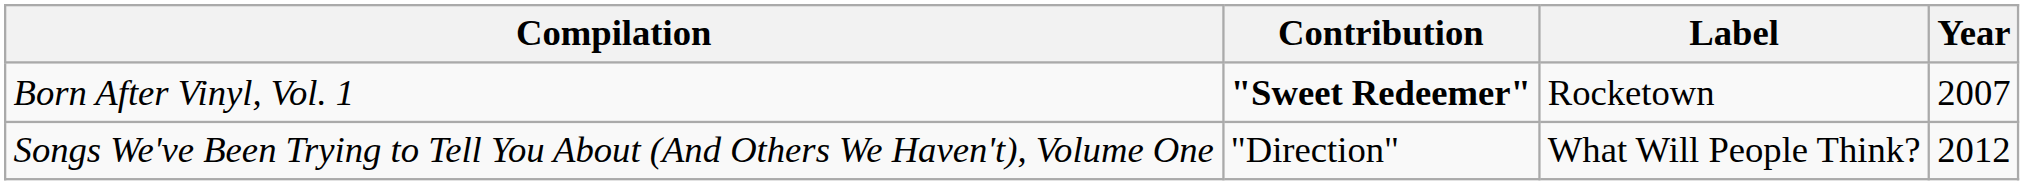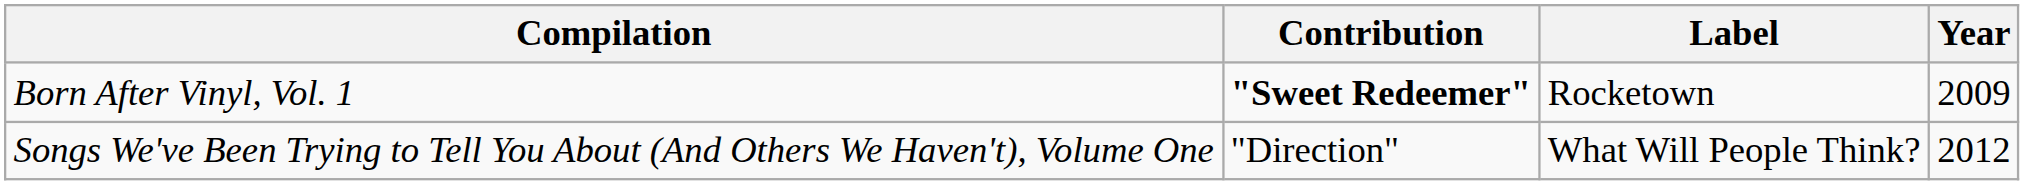(1974, 91) 2007 -> (1974, 91) 2009
